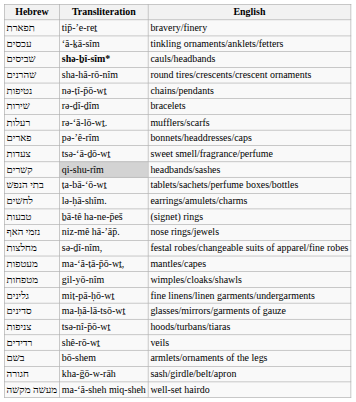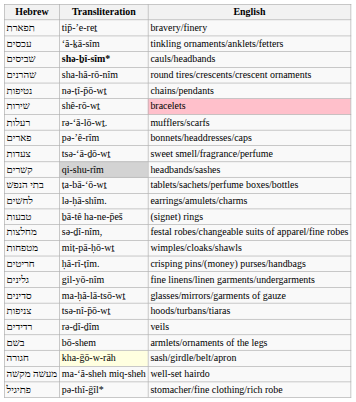(81, 106) rə-ḏî-ḏîm -> (81, 106) shê-rō-wṯ
(168, 106) no background -> (168, 106) pink background
- row: (23, 232)
- row: (22, 264)
(83, 279) gil-yō-nîm -> (88, 248) miṭ-pā-ḥō-wṯ
+ row: (21, 264)
(88, 295) miṭ-pā-ḥō-wṯ -> (83, 279) gil-yō-nîm
(81, 342) shê-rō-wṯ -> (81, 327) rə-ḏî-ḏîm
(89, 374) no background -> (89, 358) lightyellow background
+ row: (19, 389)
